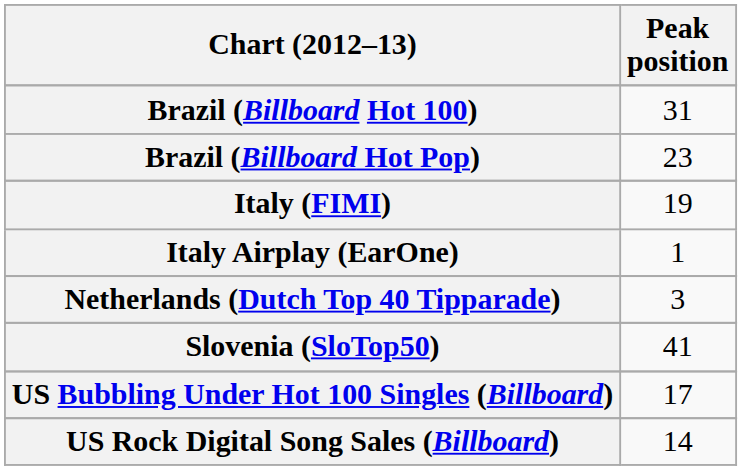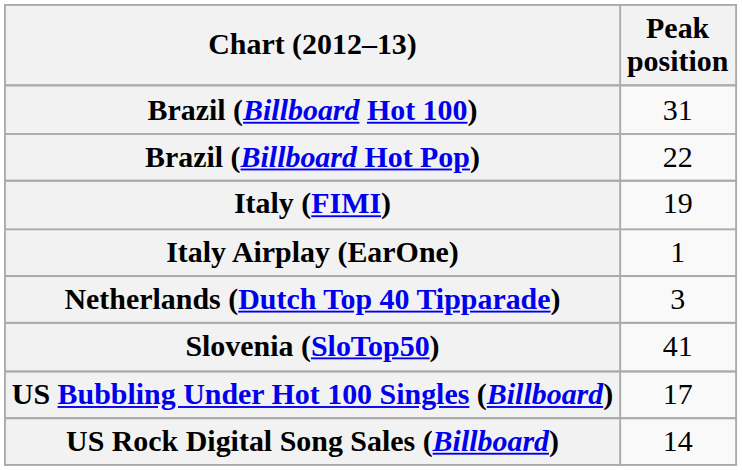(678, 156) 23 -> (678, 156) 22
